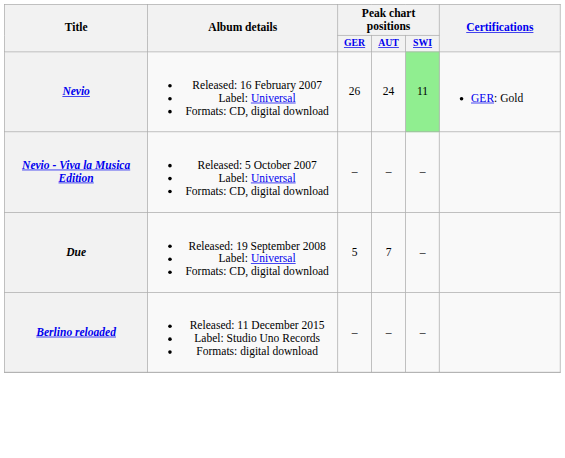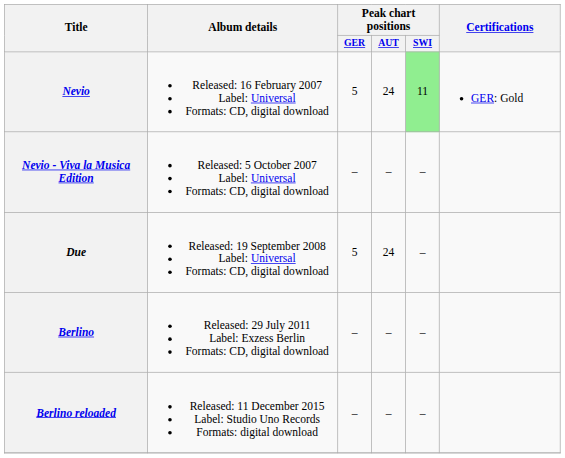(355, 91) 26 -> (355, 91) 5
(389, 252) 7 -> (389, 252) 24
+ row: (76, 332)
